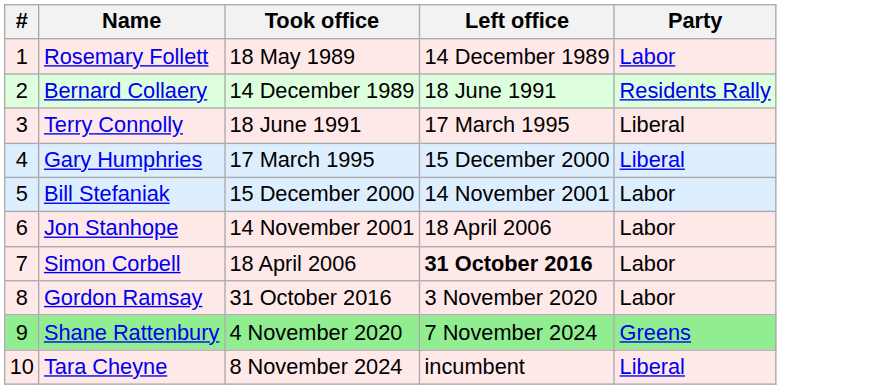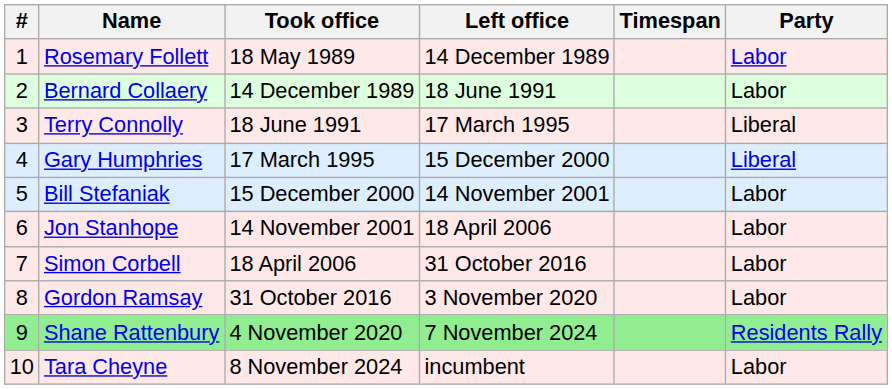+ column: (670, 21)
(695, 90) Residents Rally -> (759, 90) Labor
(509, 263) bold -> (506, 263) normal
(655, 332) Greens -> (806, 332) Residents Rally
(652, 366) Liberal -> (759, 366) Labor
